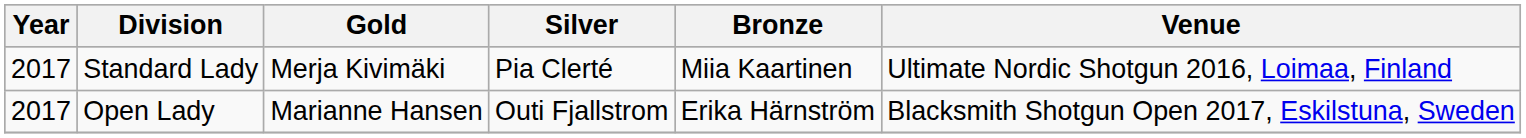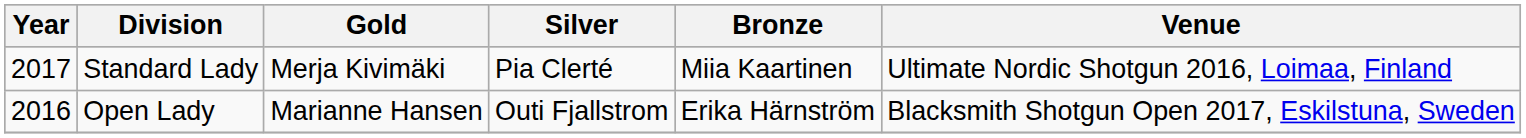(41, 111) 2017 -> (41, 111) 2016
